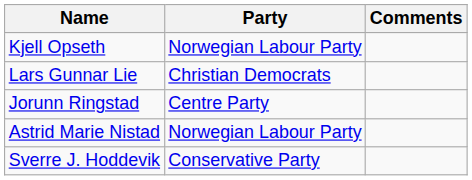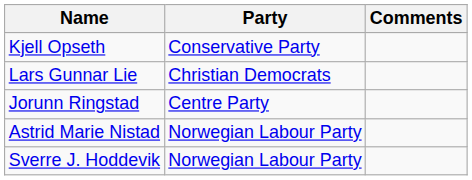(265, 47) Norwegian Labour Party -> (244, 47) Conservative Party
(244, 160) Conservative Party -> (265, 160) Norwegian Labour Party
